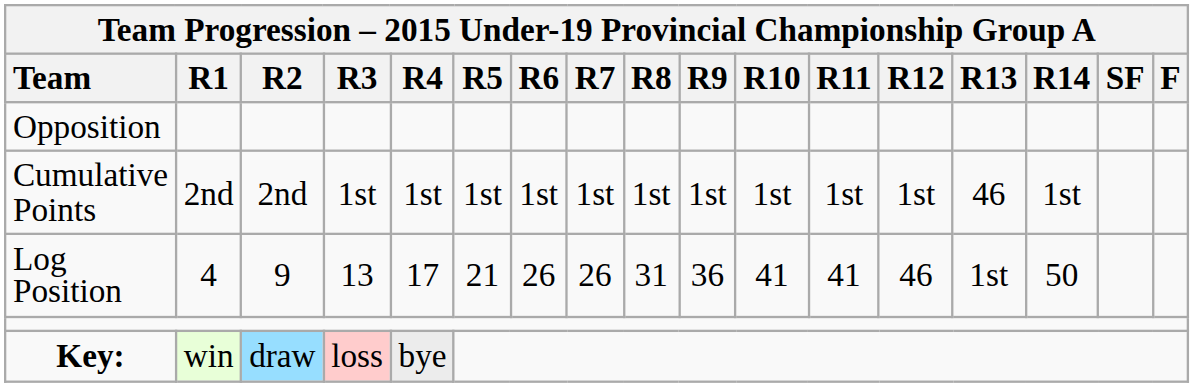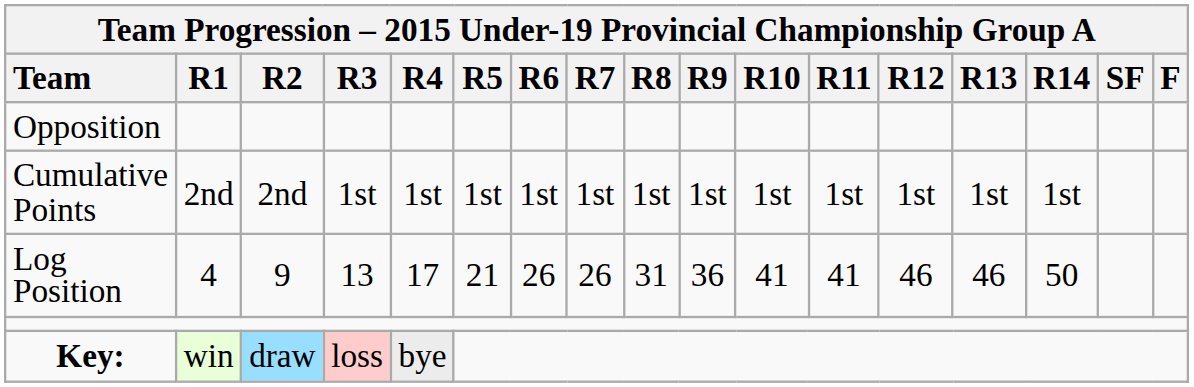(989, 193) 46 -> (989, 193) 1st
(989, 275) 1st -> (989, 275) 46
